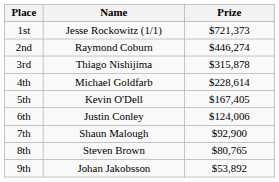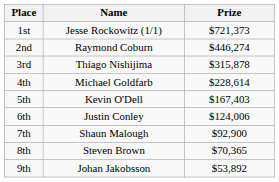(229, 99) $167,405 -> (229, 99) $167,403
(229, 151) $80,765 -> (229, 151) $70,365
